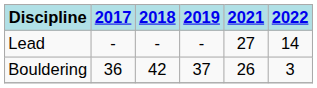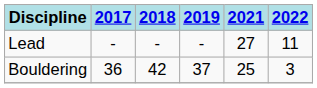(290, 43) 14 -> (290, 43) 11
(246, 69) 26 -> (246, 69) 25
